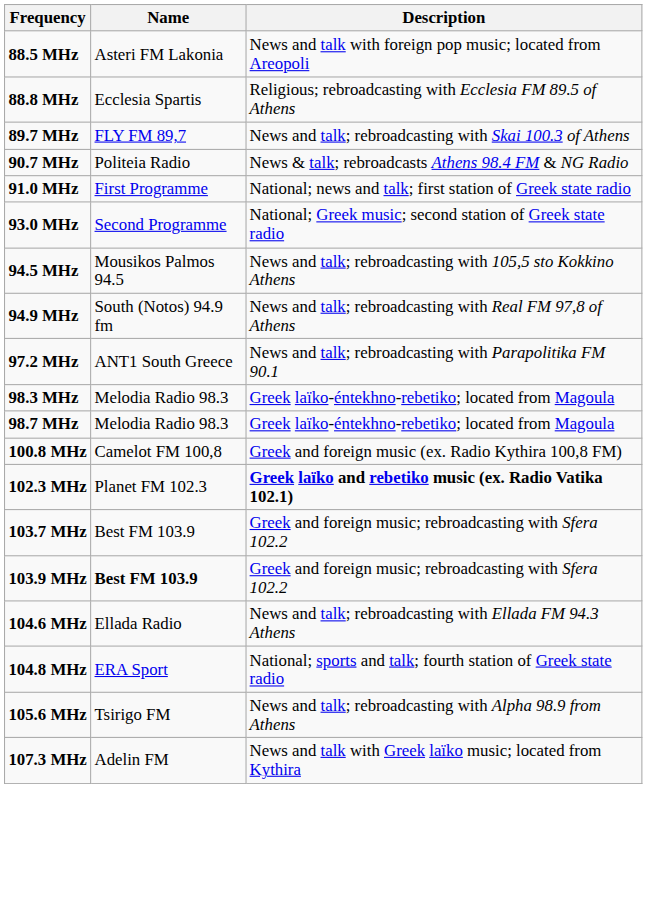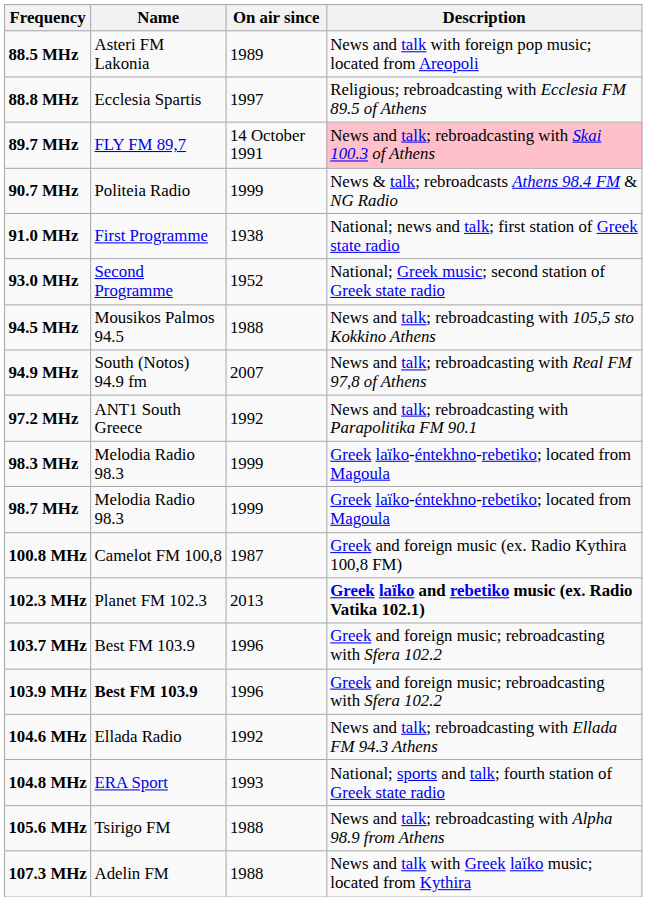+ column: (276, 17)
(440, 135) no background -> (466, 145) pink background
